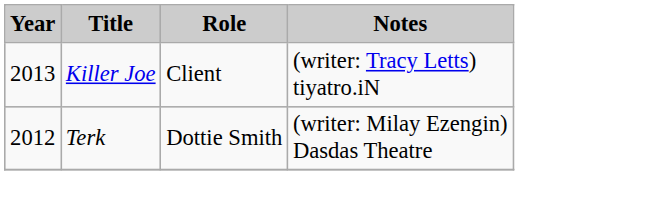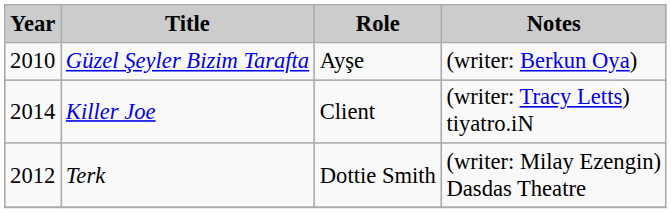+ row: (188, 60)
(33, 74) 2013 -> (33, 111) 2014
